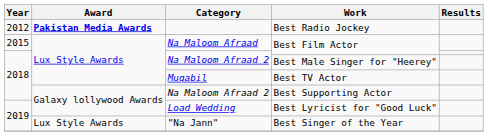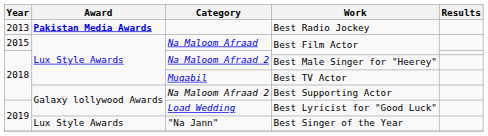(18, 27) 2012 -> (18, 27) 2013
